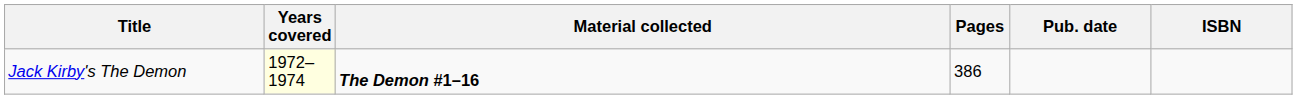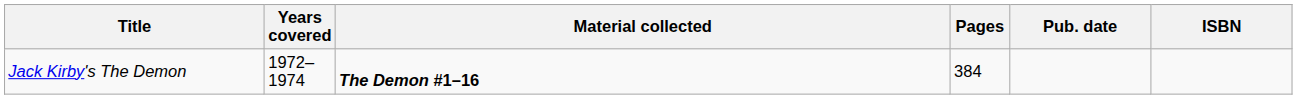(291, 71) lightyellow background -> (291, 71) no background
(968, 71) 386 -> (968, 71) 384
